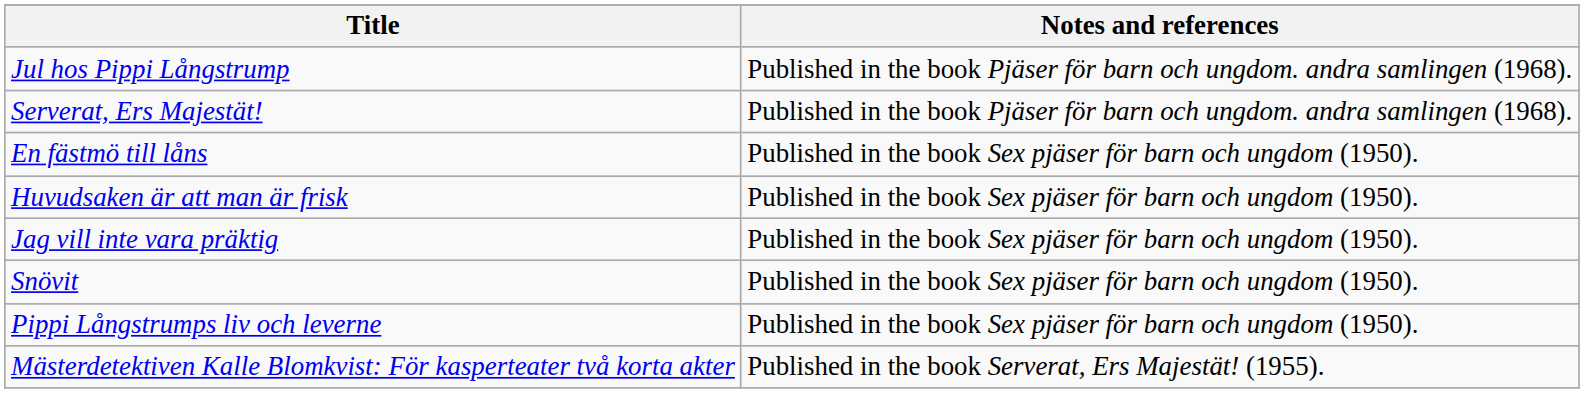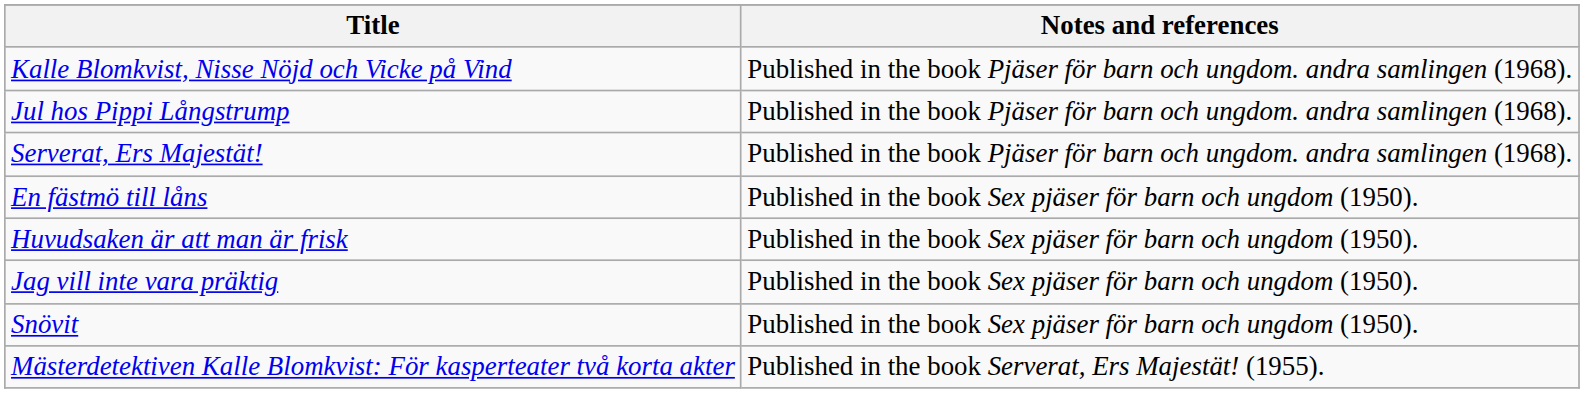+ row: (261, 68)
- row: (196, 324)
